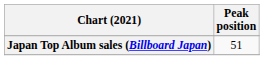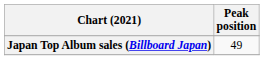(236, 45) 51 -> (236, 45) 49
